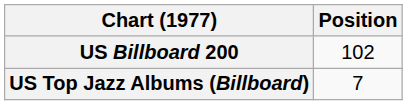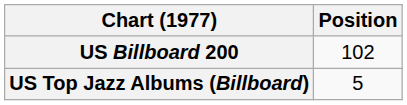(358, 83) 7 -> (358, 83) 5
